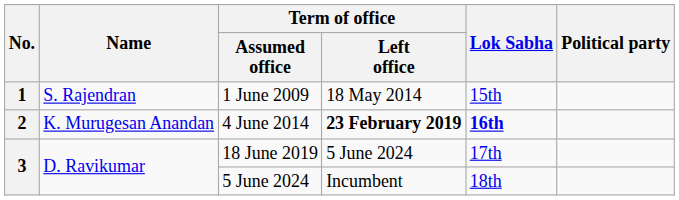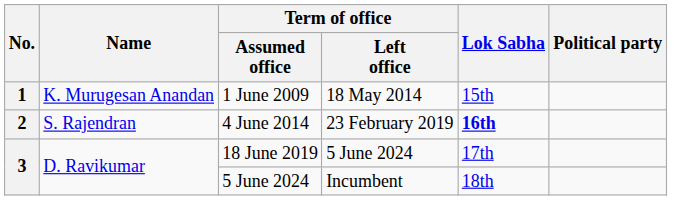(90, 95) S. Rajendran -> (129, 95) K. Murugesan Anandan
(129, 124) K. Murugesan Anandan -> (90, 124) S. Rajendran
(394, 124) bold -> (390, 124) normal
